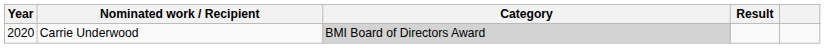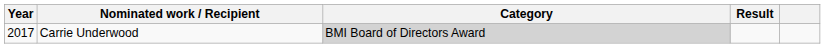(21, 33) 2020 -> (21, 33) 2017
